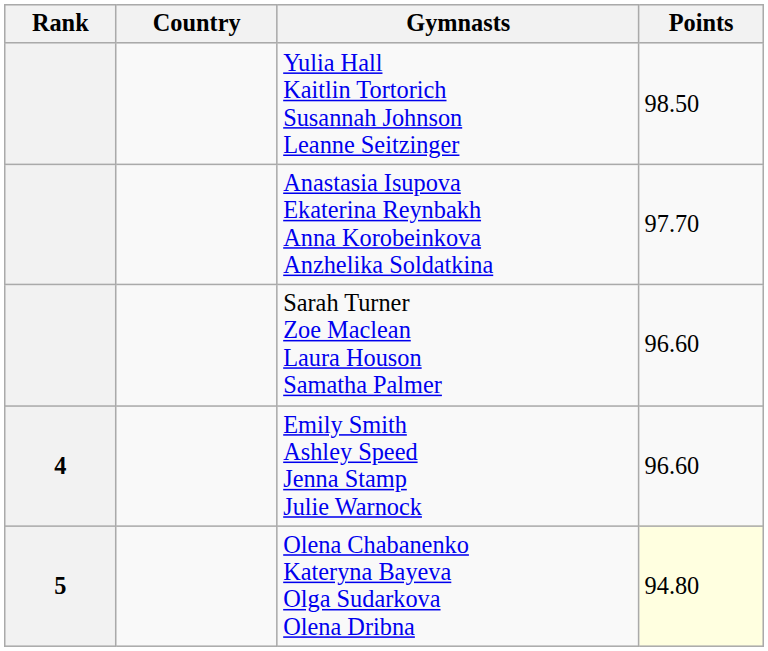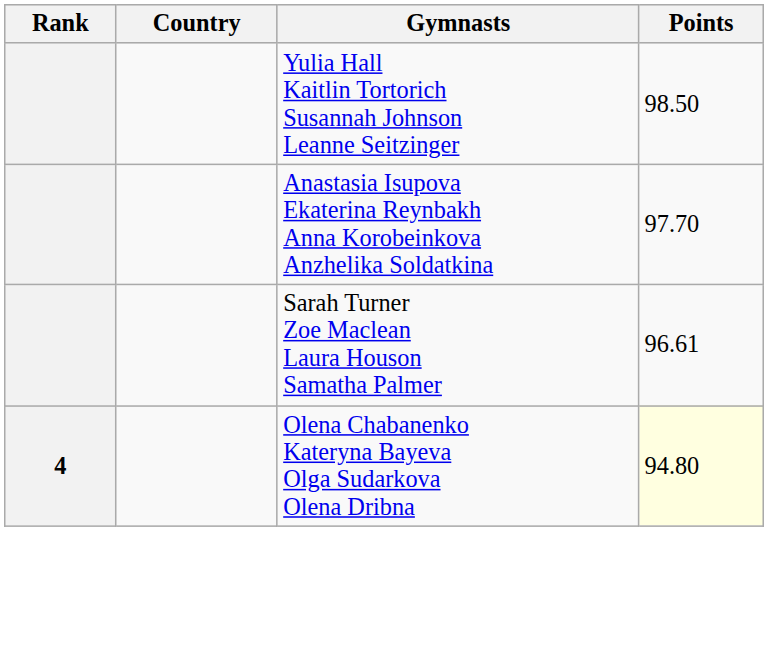(672, 344) 96.60 -> (672, 344) 96.61
- row: (353, 465)
(60, 585) 5 -> (60, 465) 4
